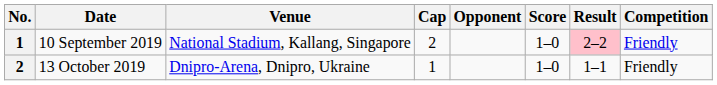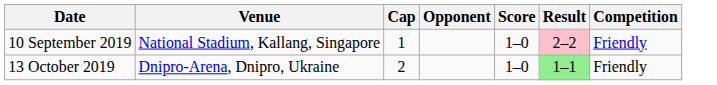- column: (20, 17)
(432, 42) 2 -> (402, 42) 1
(432, 67) 1 -> (402, 67) 2
(595, 67) no background -> (564, 67) lightgreen background
